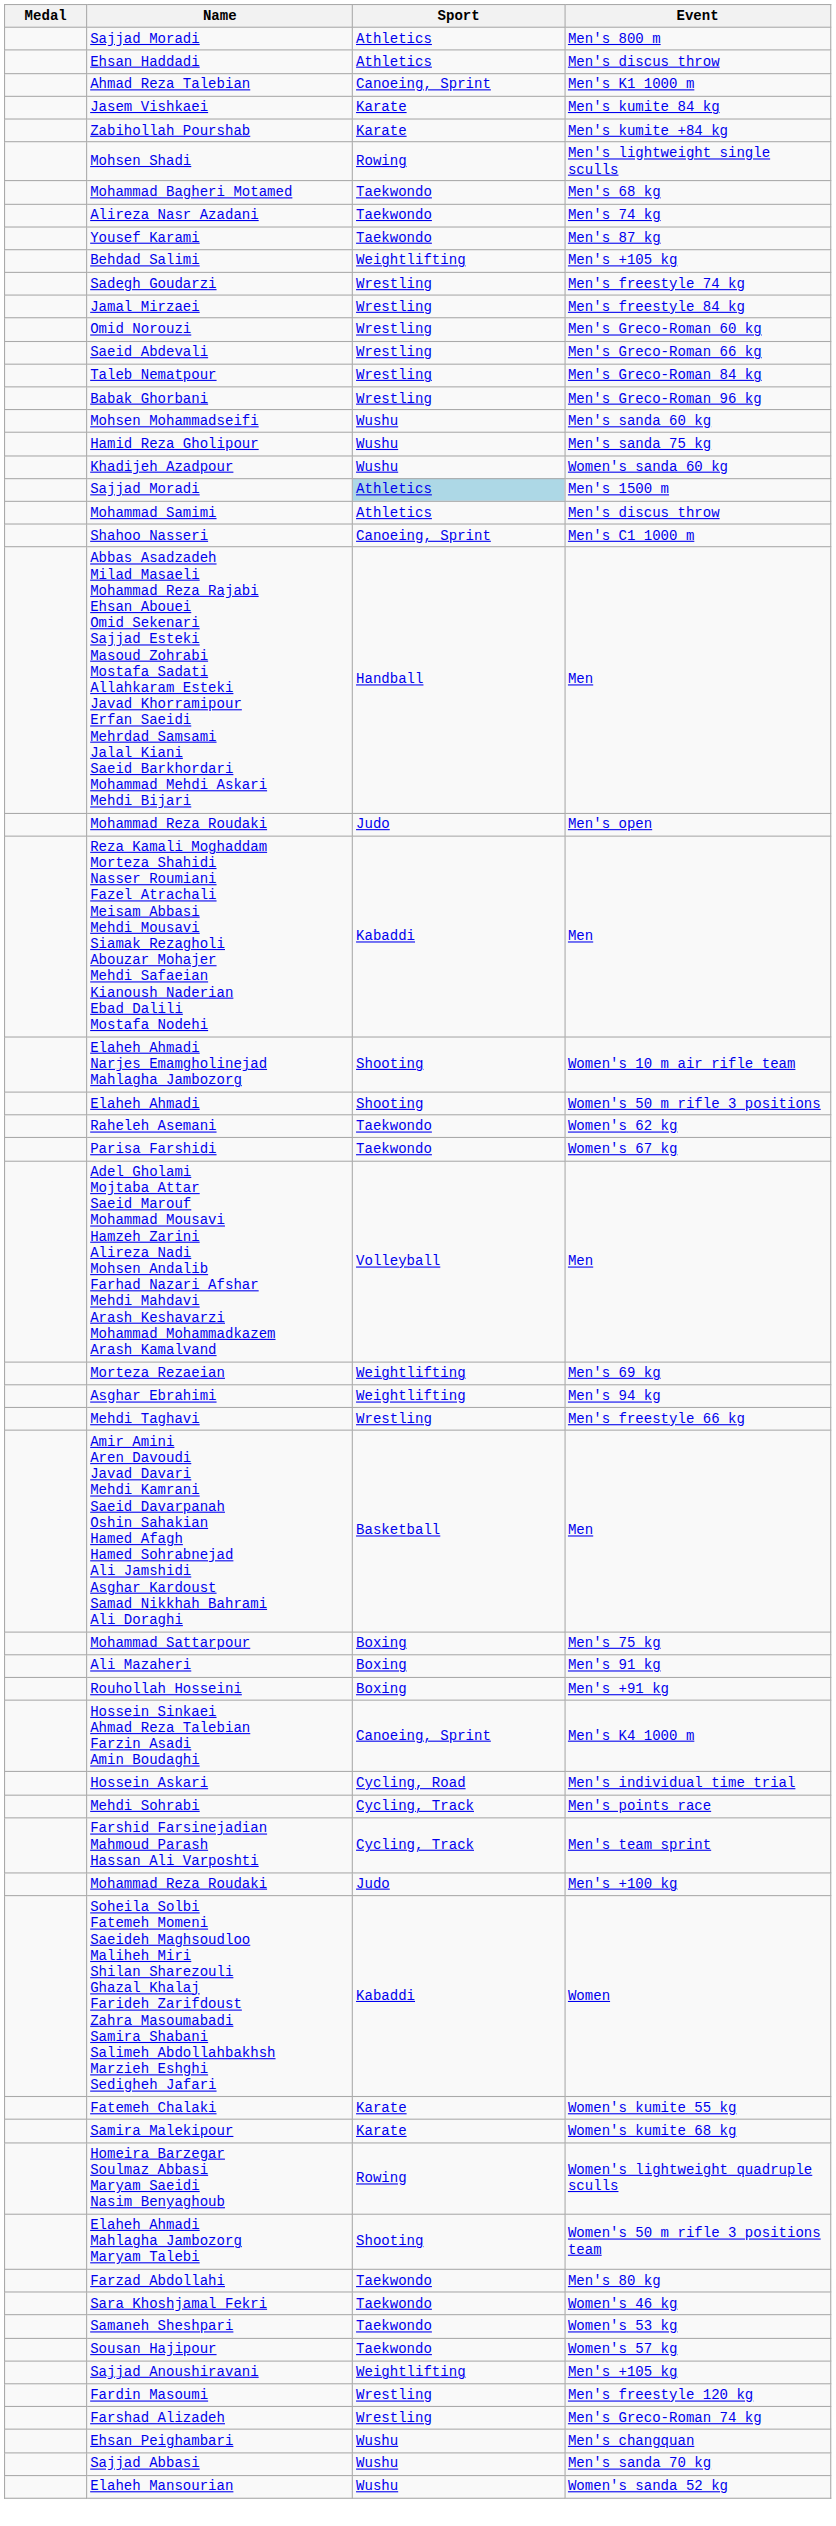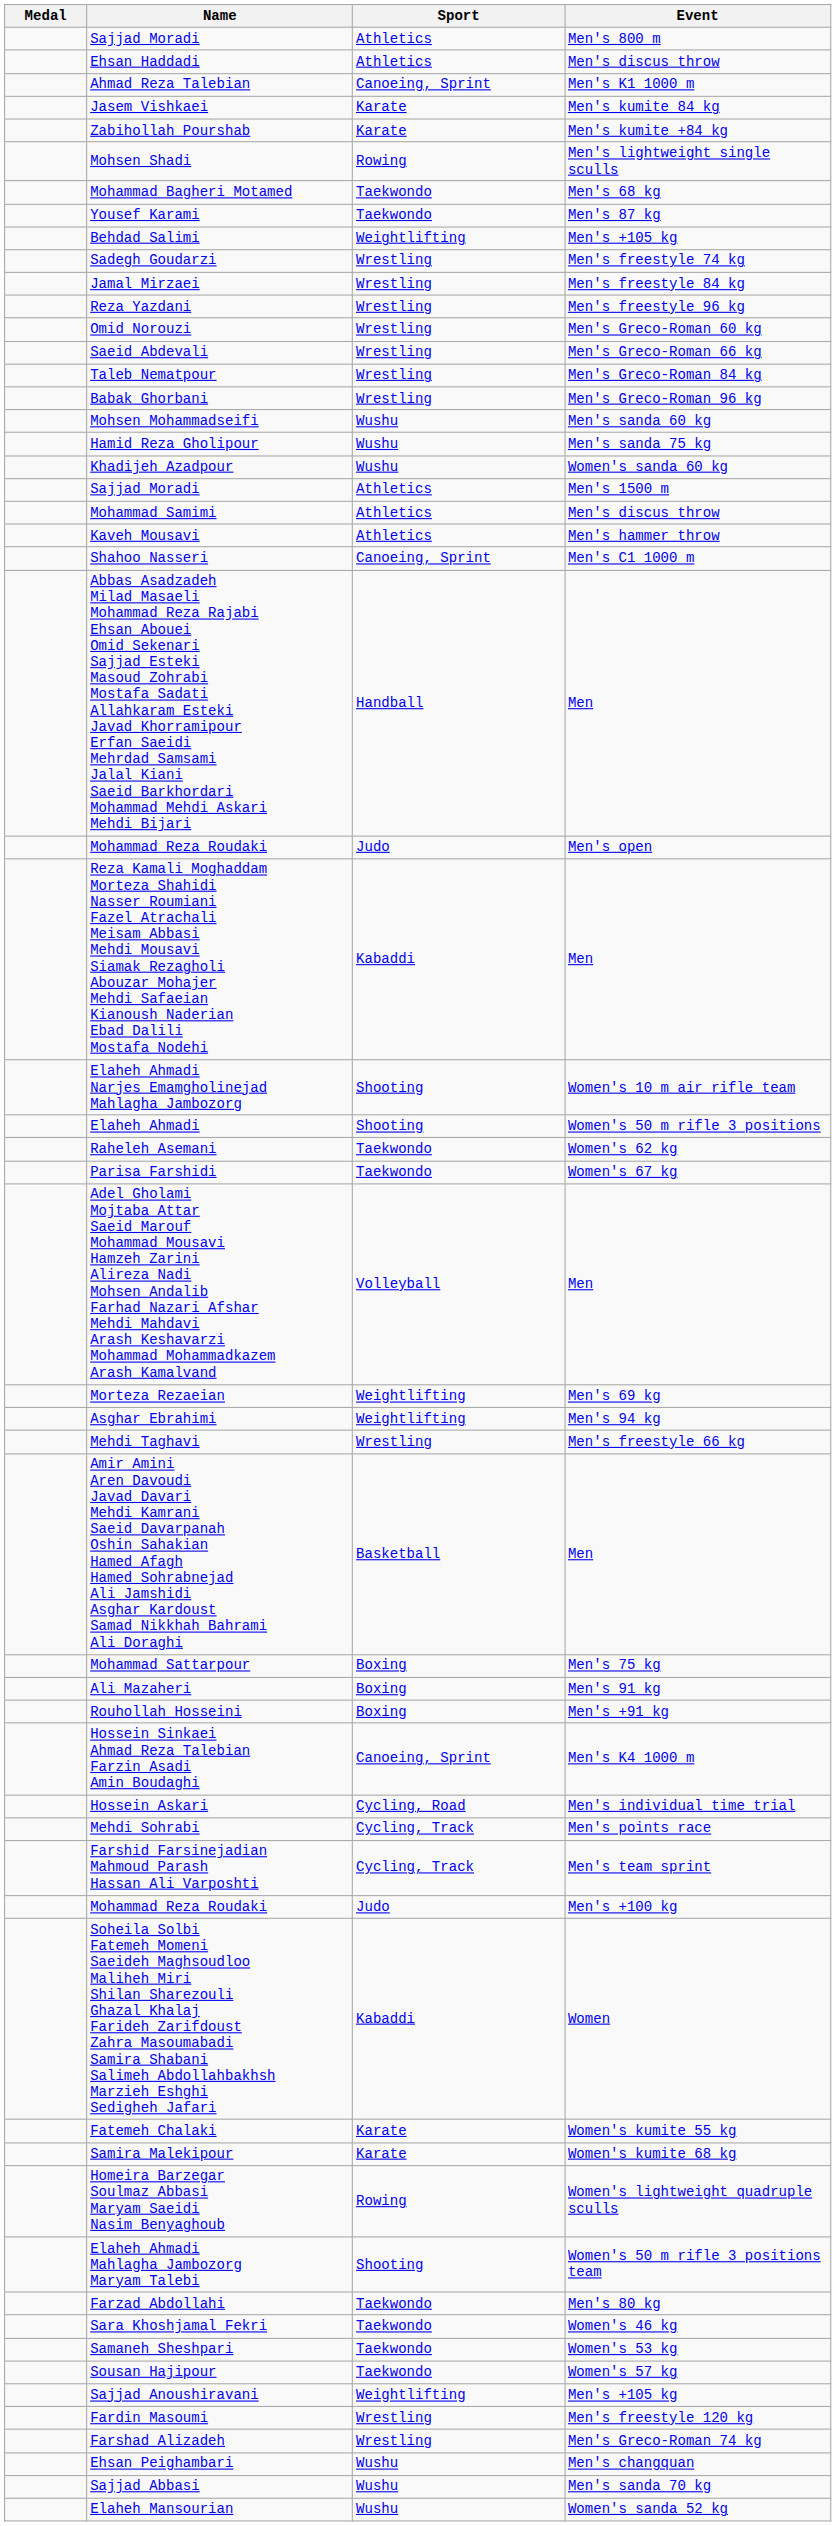- row: (174, 215)
+ row: (141, 307)
(394, 490) lightblue background -> (394, 490) no background
+ row: (145, 536)
